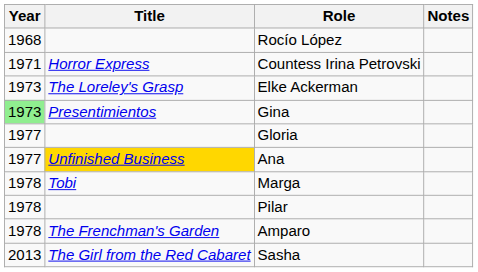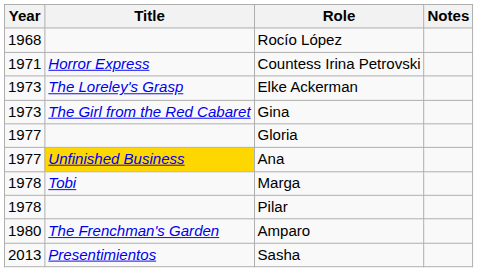(25, 111) lightgreen background -> (25, 111) no background
(102, 111) Presentimientos -> (149, 111) The Girl from the Red Cabaret
(25, 231) 1978 -> (25, 231) 1980
(149, 254) The Girl from the Red Cabaret -> (102, 254) Presentimientos
